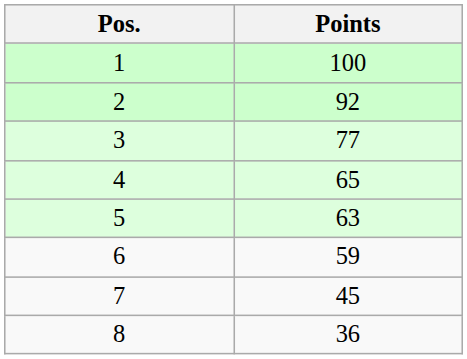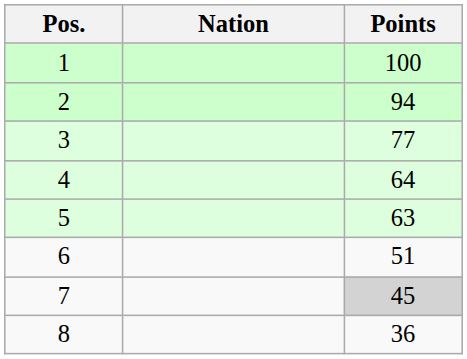+ column: (233, 23)
(348, 101) 92 -> (403, 101) 94
(348, 179) 65 -> (403, 179) 64
(348, 256) 59 -> (403, 256) 51
(348, 295) no background -> (403, 295) lightgrey background
